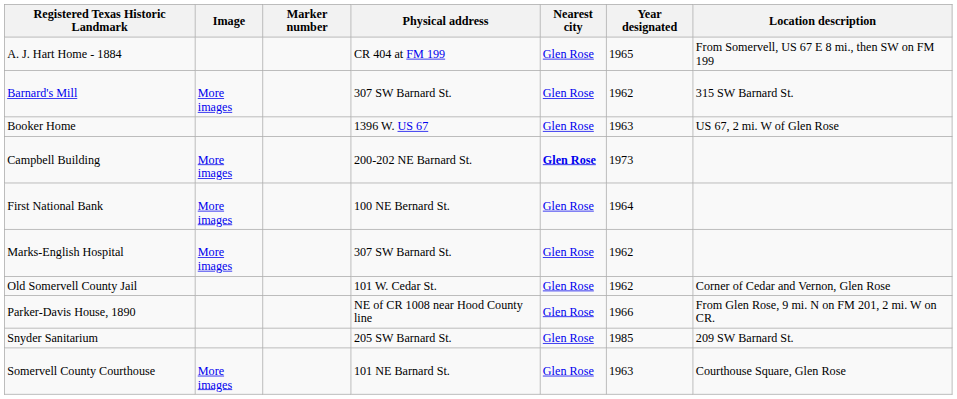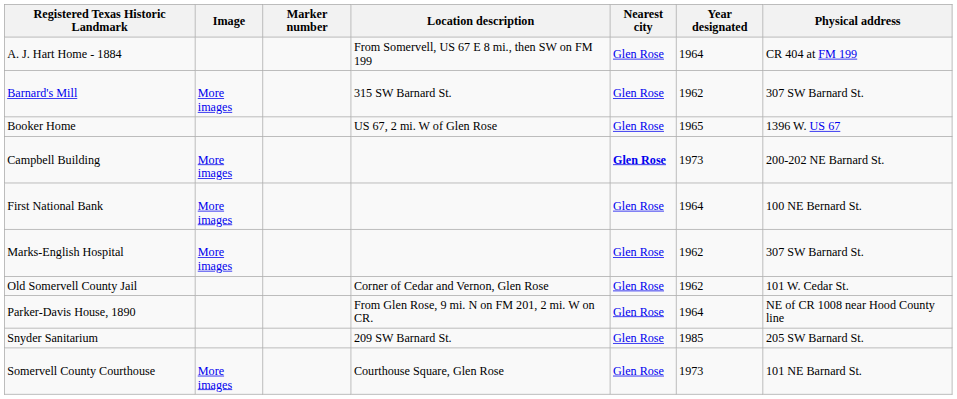columns swapped: (446, 20) <-> (823, 20)
(621, 53) 1965 -> (691, 53) 1964
(621, 126) 1963 -> (691, 126) 1965
(621, 312) 1966 -> (691, 312) 1964
(621, 371) 1963 -> (691, 371) 1973
